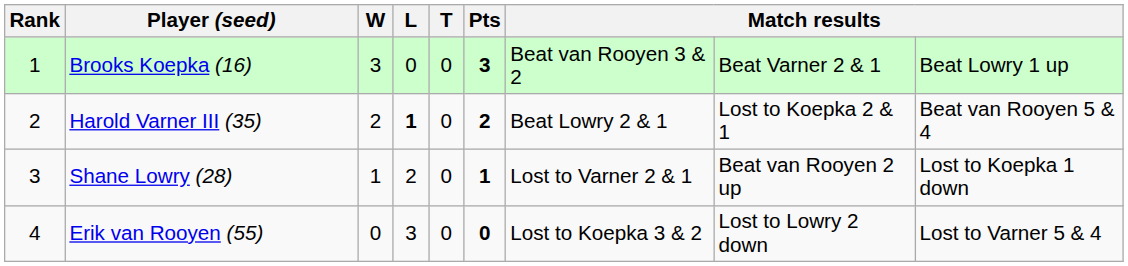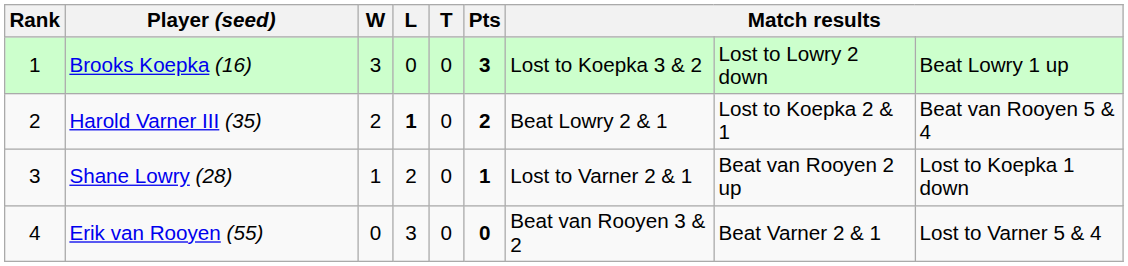(608, 65) Beat van Rooyen 3 & 2 -> (606, 65) Lost to Koepka 3 & 2
(800, 65) Beat Varner 2 & 1 -> (789, 65) Lost to Lowry 2 down
(606, 233) Lost to Koepka 3 & 2 -> (608, 233) Beat van Rooyen 3 & 2
(789, 233) Lost to Lowry 2 down -> (800, 233) Beat Varner 2 & 1
